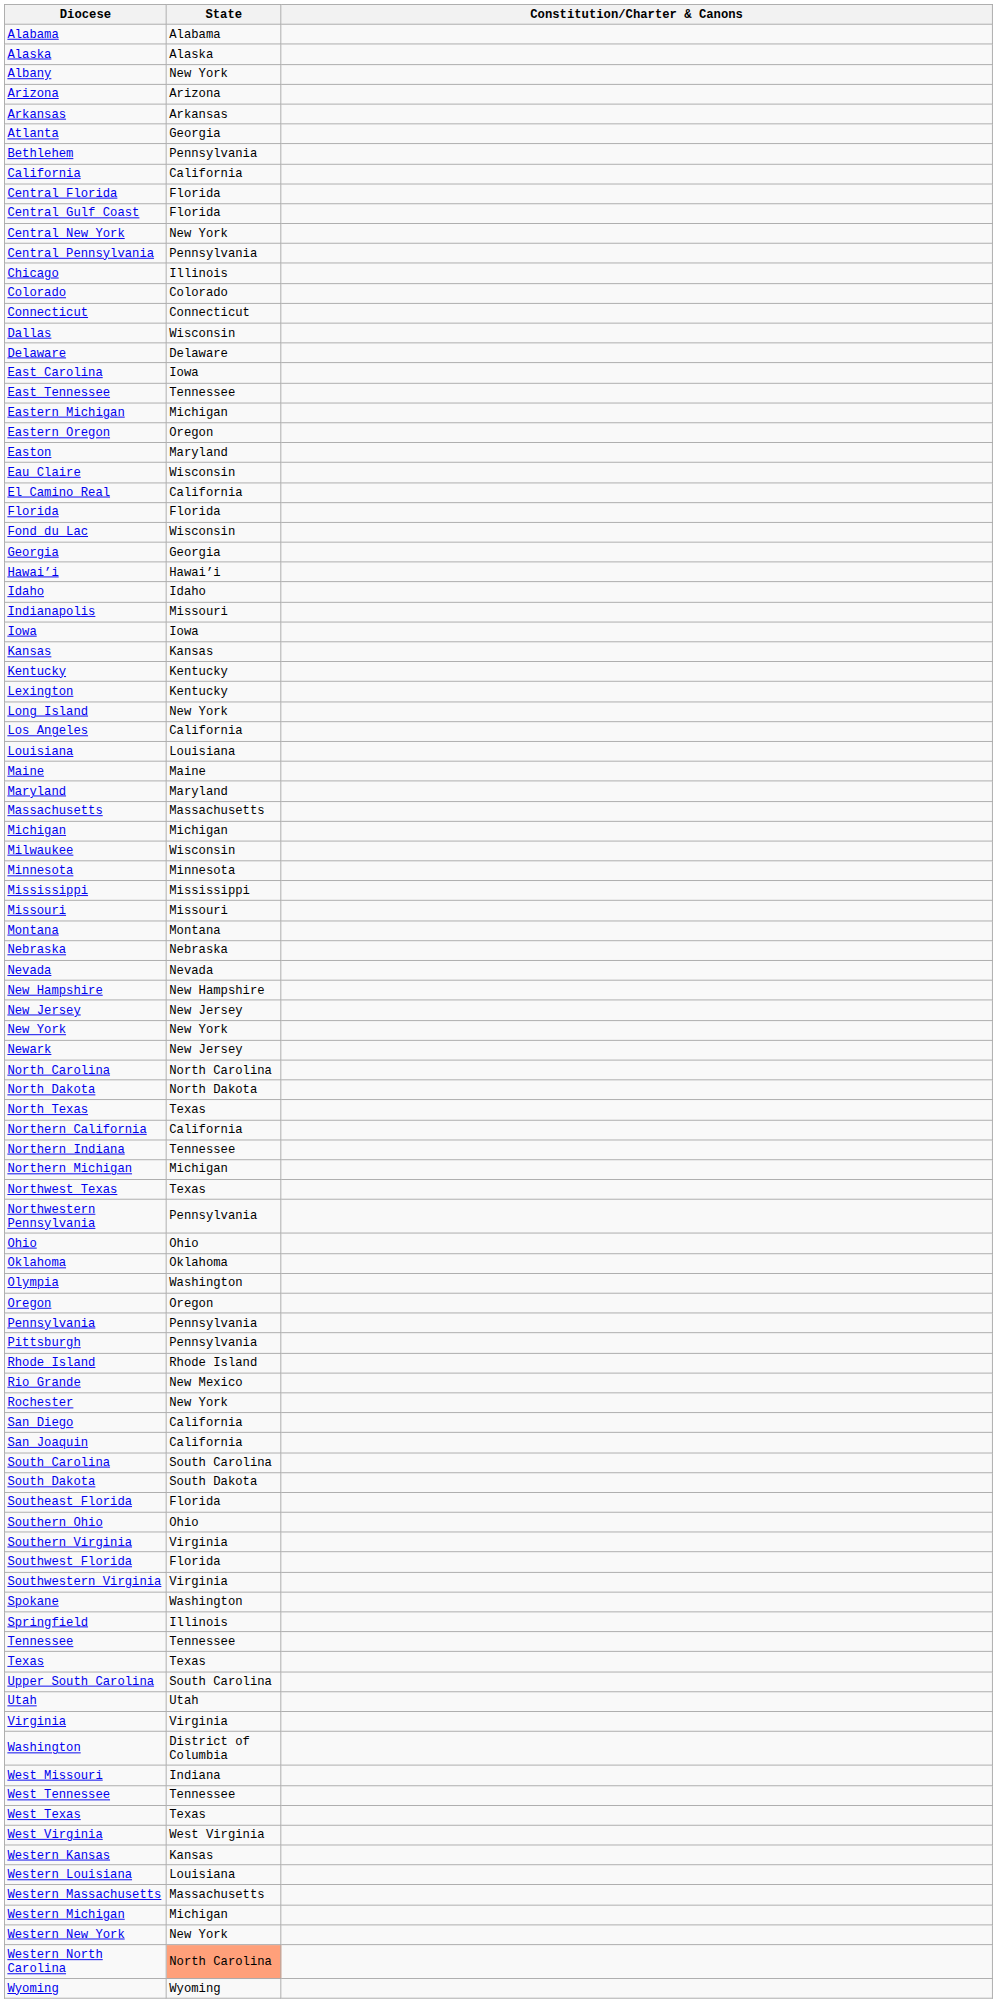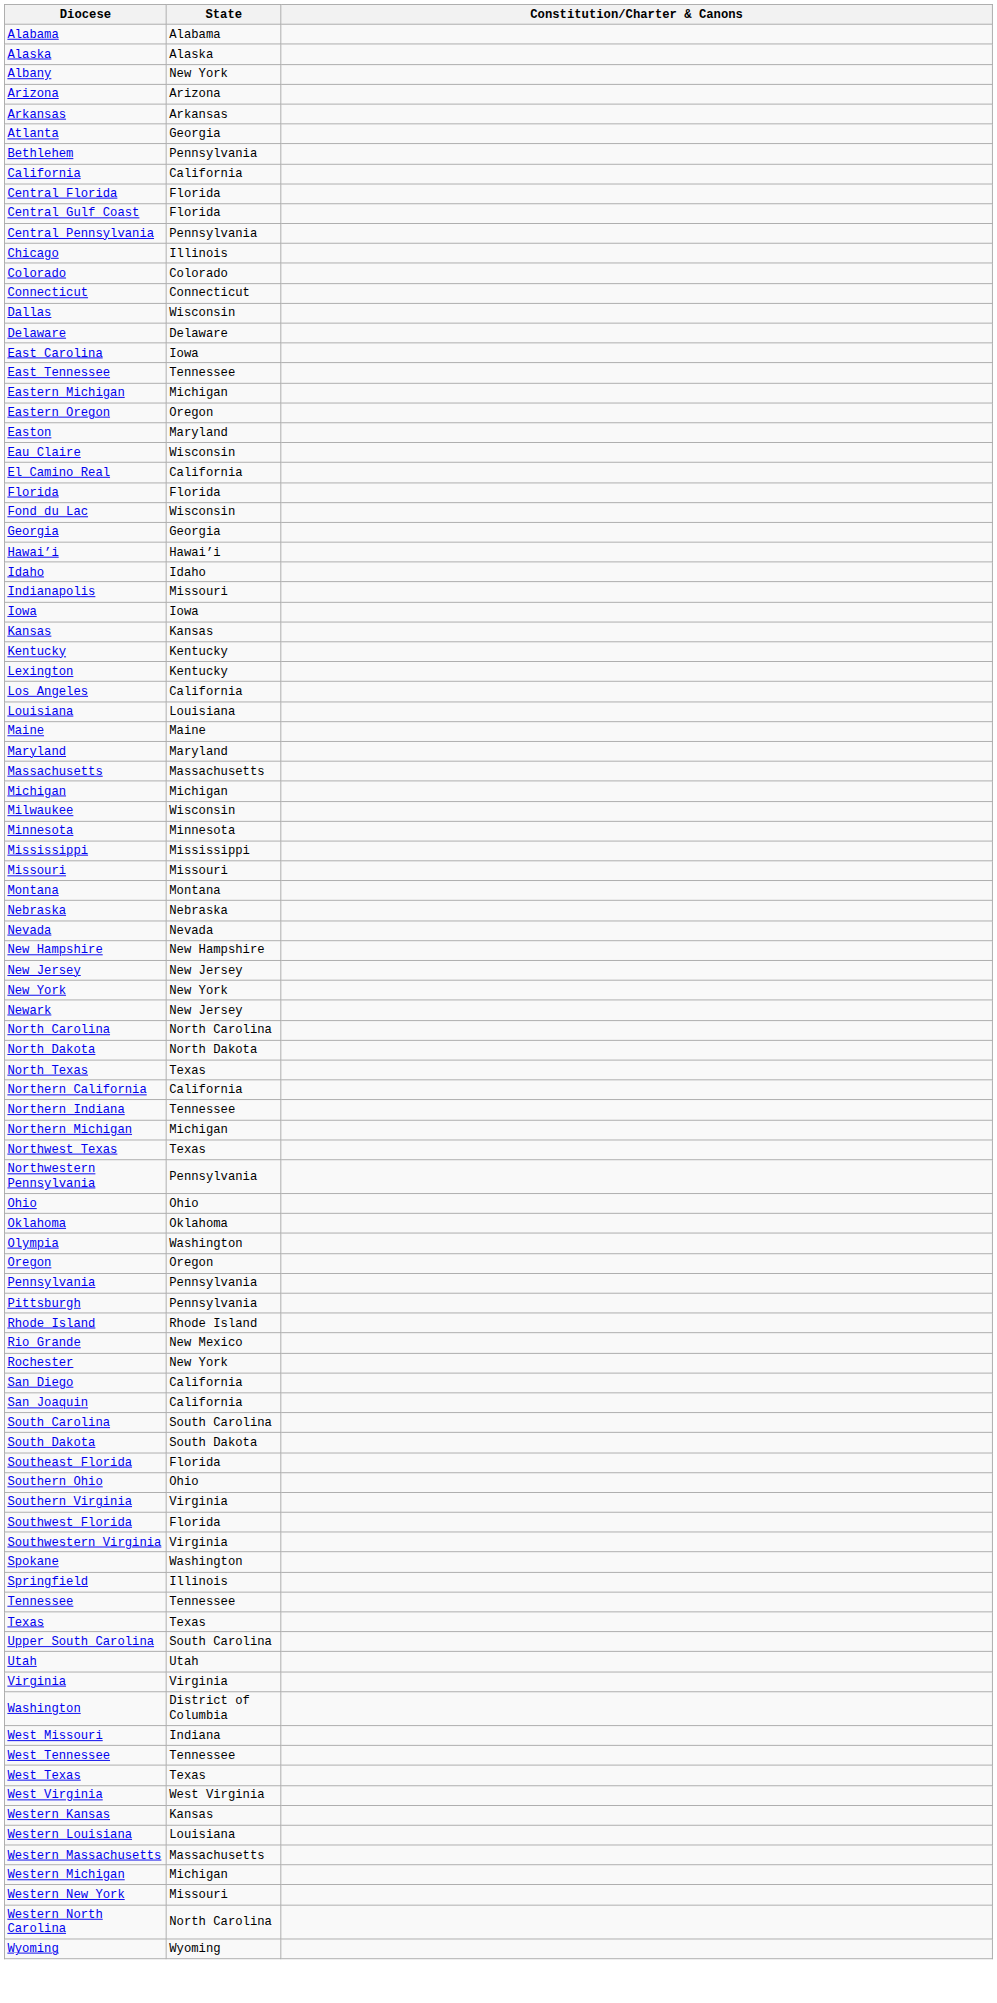- row: (66, 234)
- row: (48, 711)
(199, 1935) New York -> (199, 1895) Missouri
(221, 1962) lightsalmon background -> (221, 1922) no background
